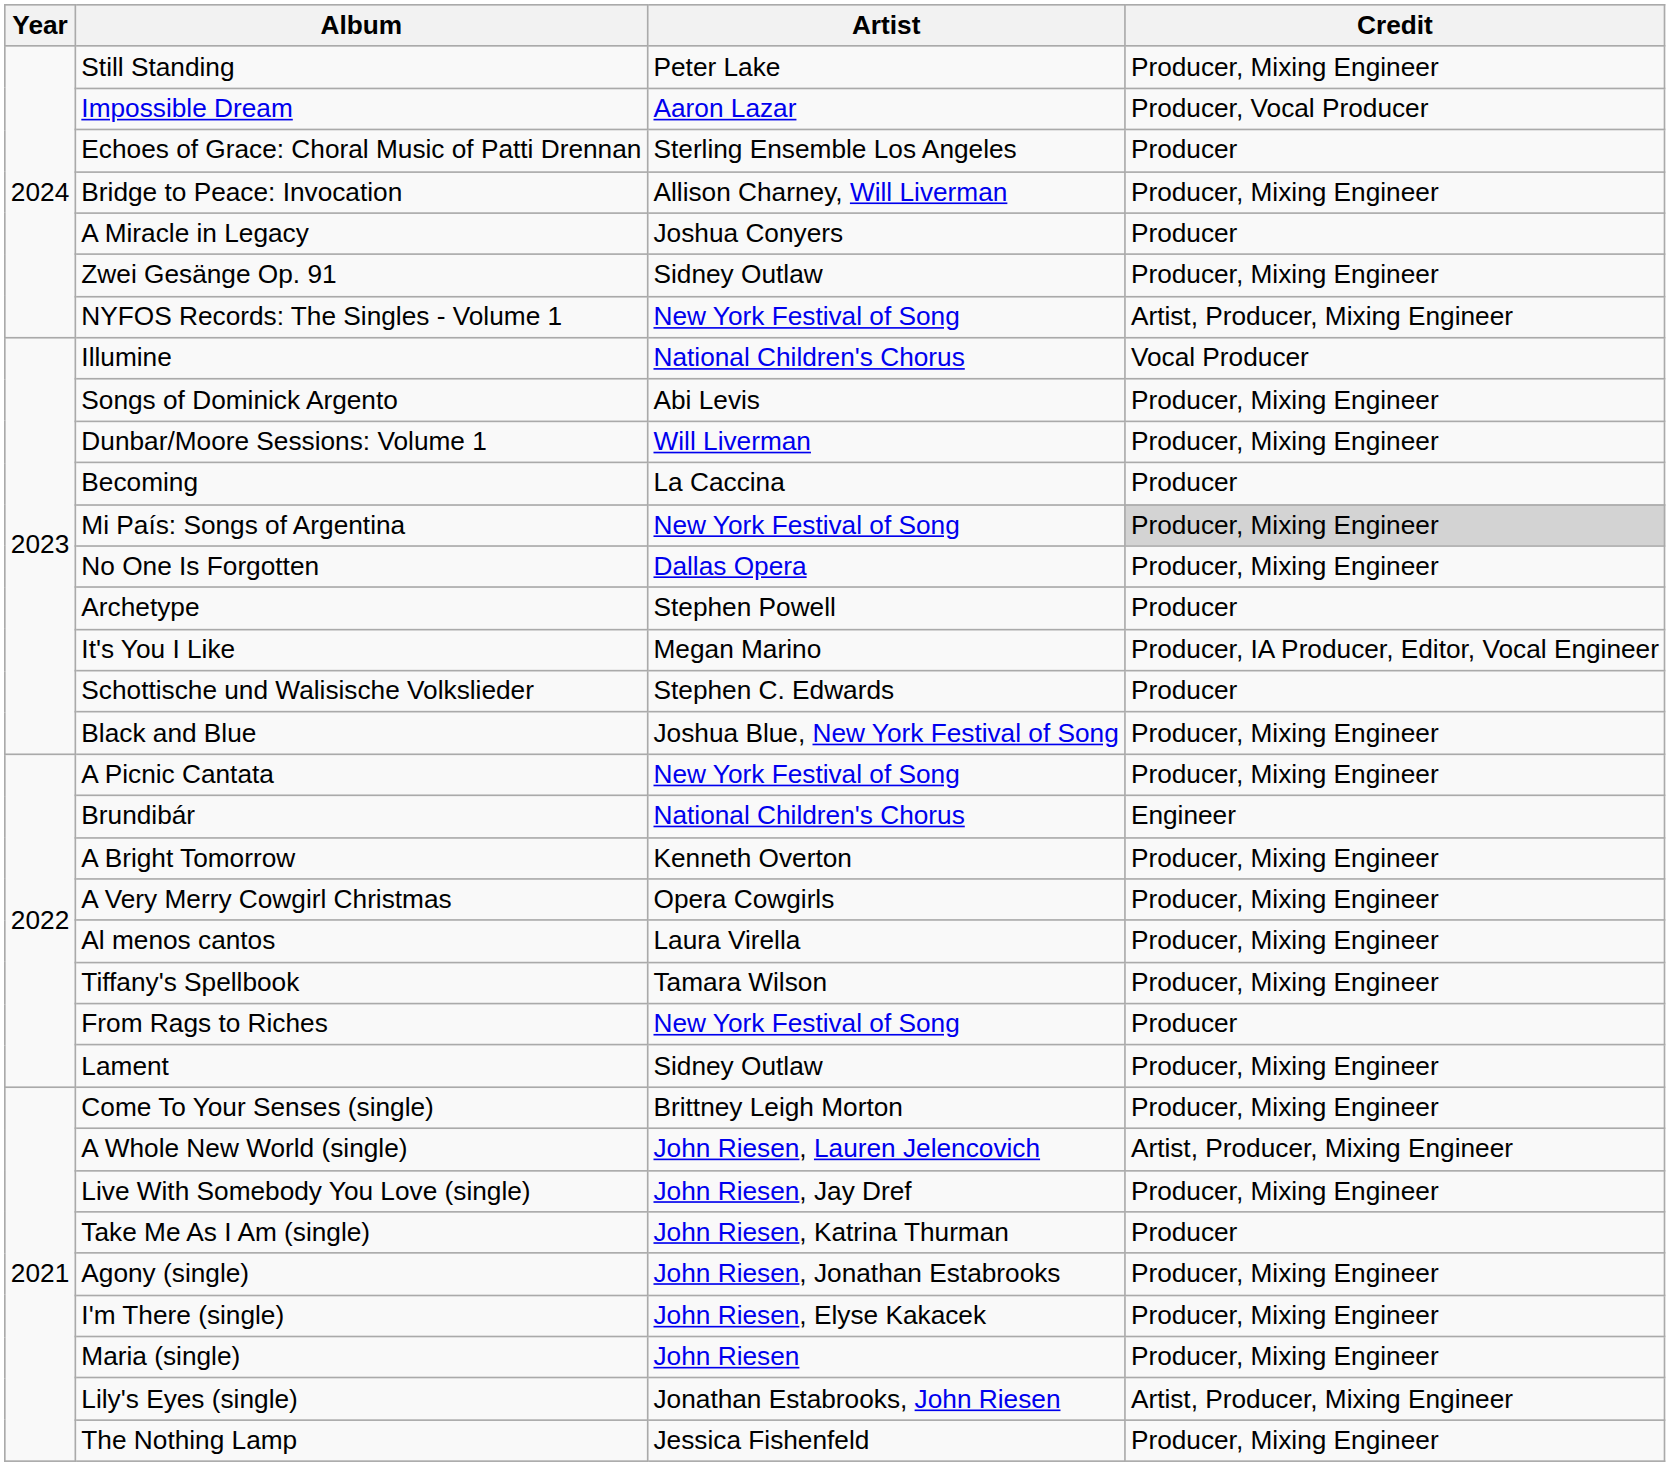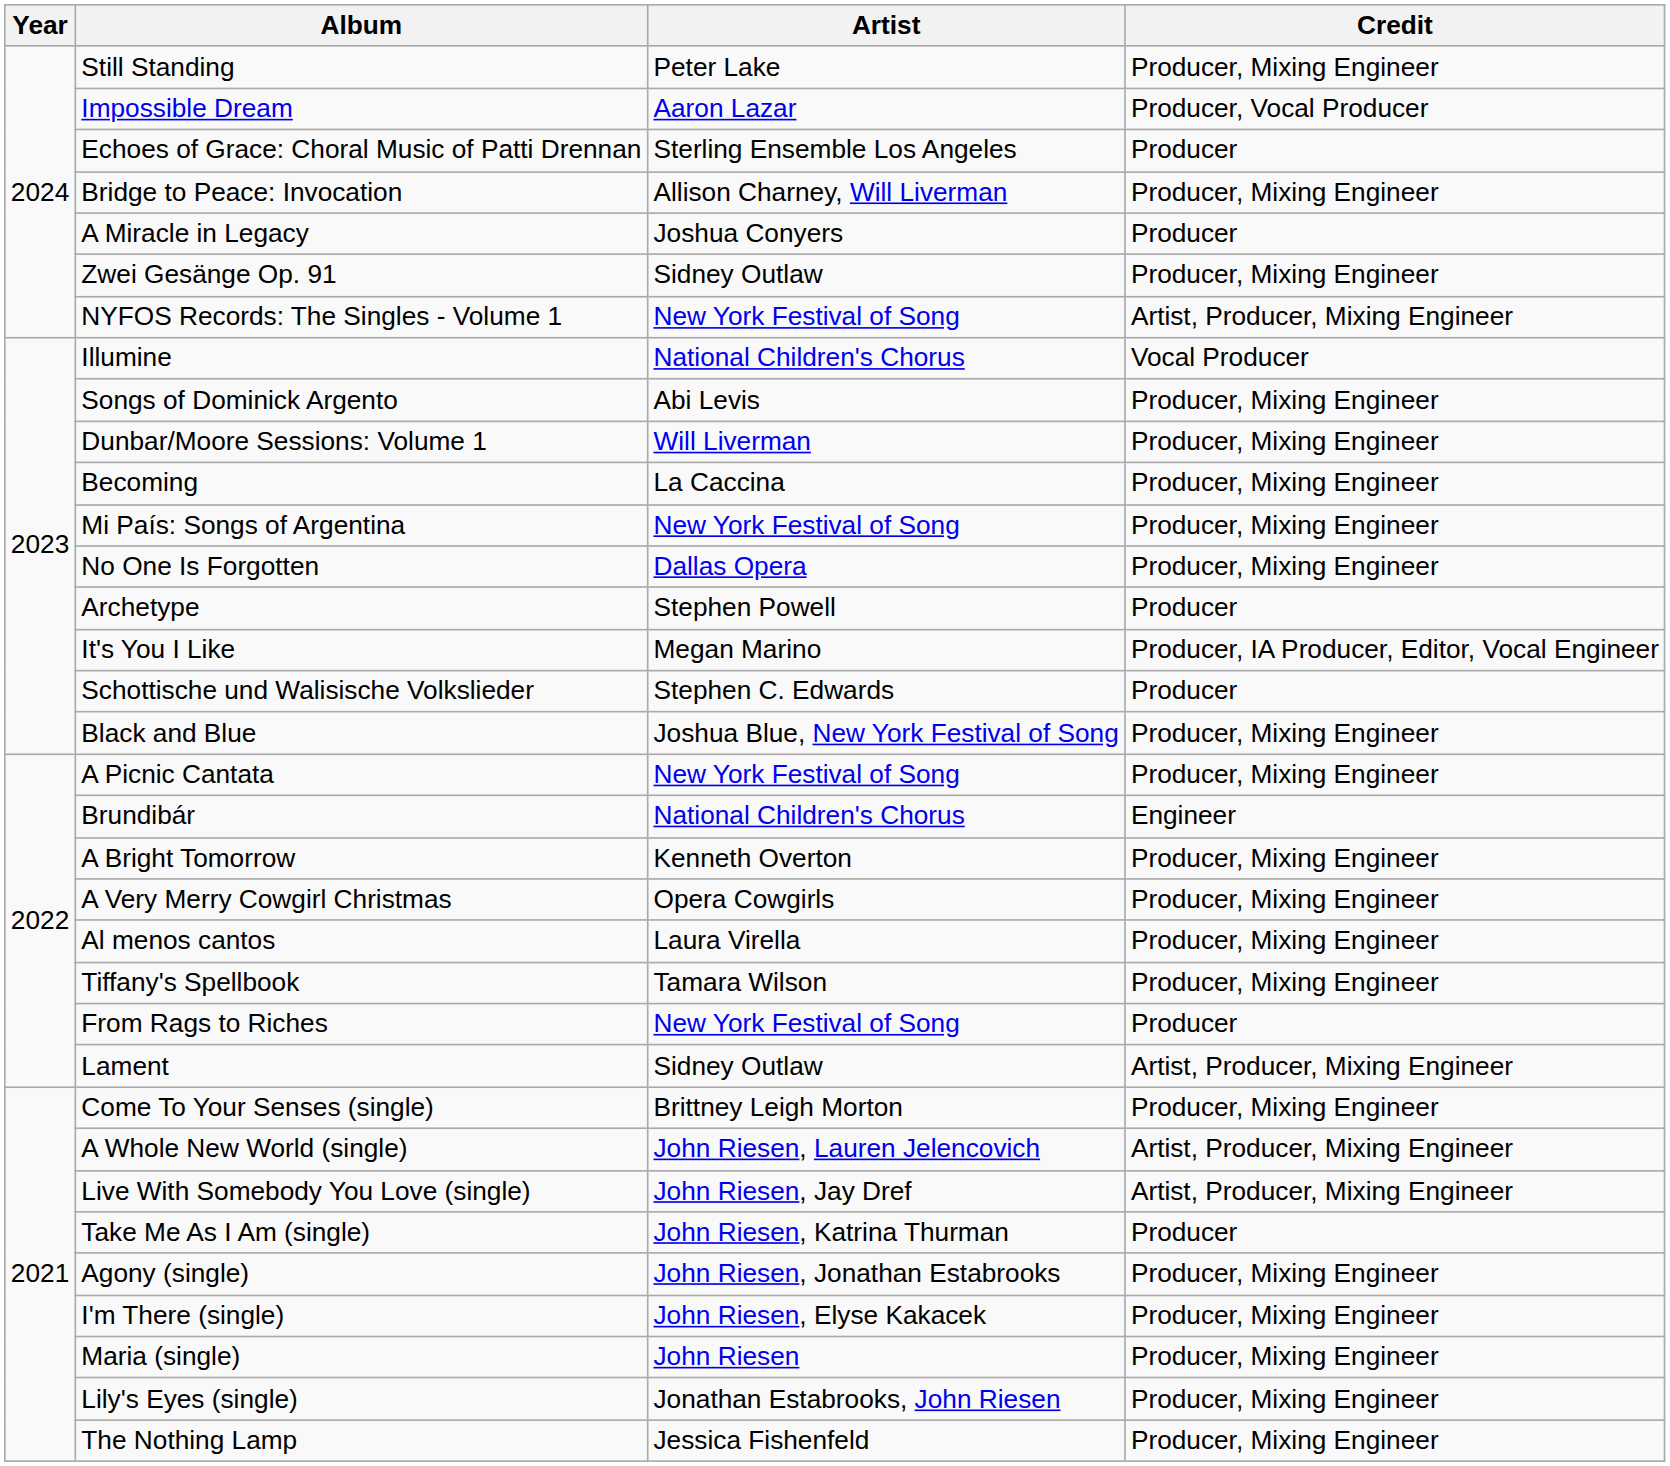(1184, 483) Producer -> (1285, 483) Producer, Mixing Engineer
(1285, 524) lightgrey background -> (1285, 524) no background
(1285, 1065) Producer, Mixing Engineer -> (1322, 1065) Artist, Producer, Mixing Engineer
(1285, 1190) Producer, Mixing Engineer -> (1322, 1190) Artist, Producer, Mixing Engineer
(1322, 1398) Artist, Producer, Mixing Engineer -> (1285, 1398) Producer, Mixing Engineer
